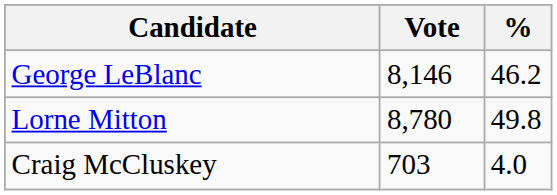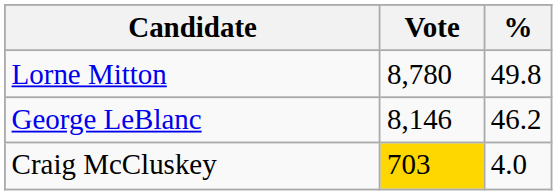rows swapped: (89, 119) <-> (107, 73)
(409, 165) no background -> (409, 165) gold background
